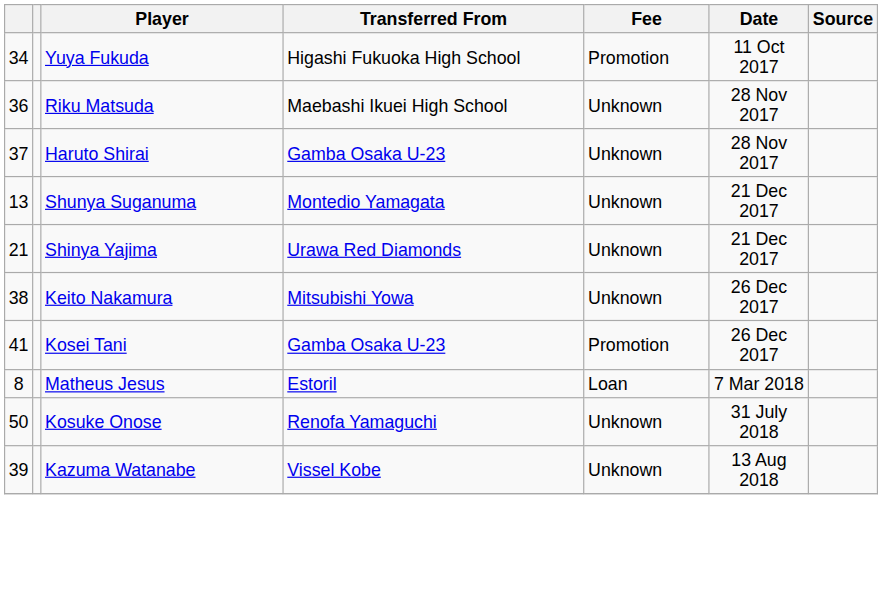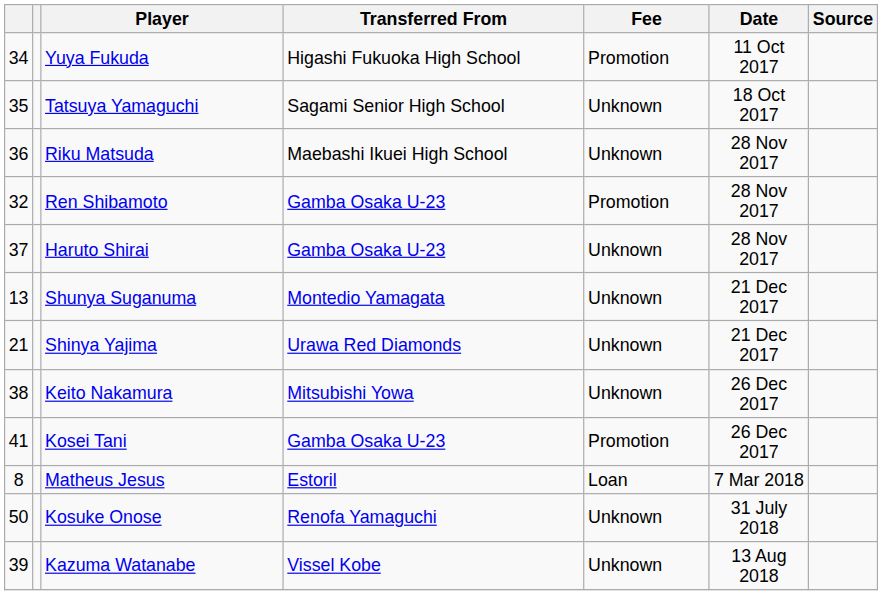+ row: (122, 105)
+ row: (106, 201)
